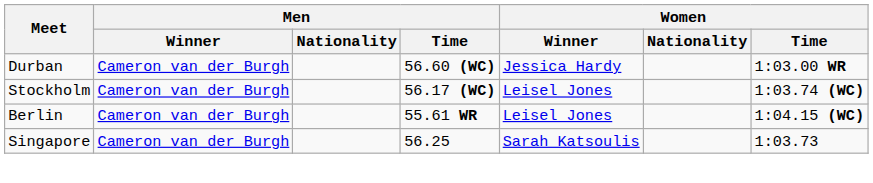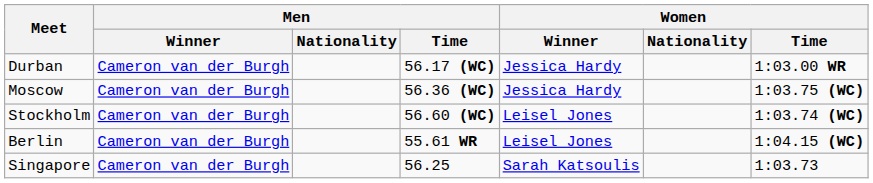(450, 67) 56.60 (WC) -> (450, 67) 56.17 (WC)
+ row: (36, 91)
(450, 91) 56.17 (WC) -> (450, 116) 56.60 (WC)
